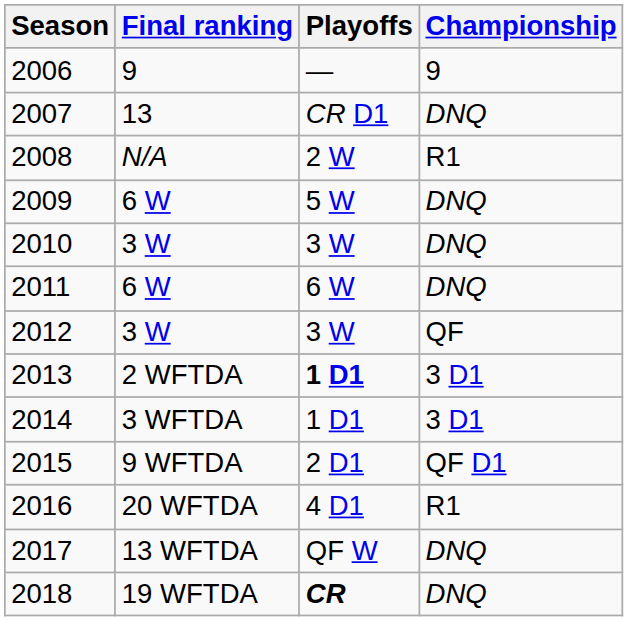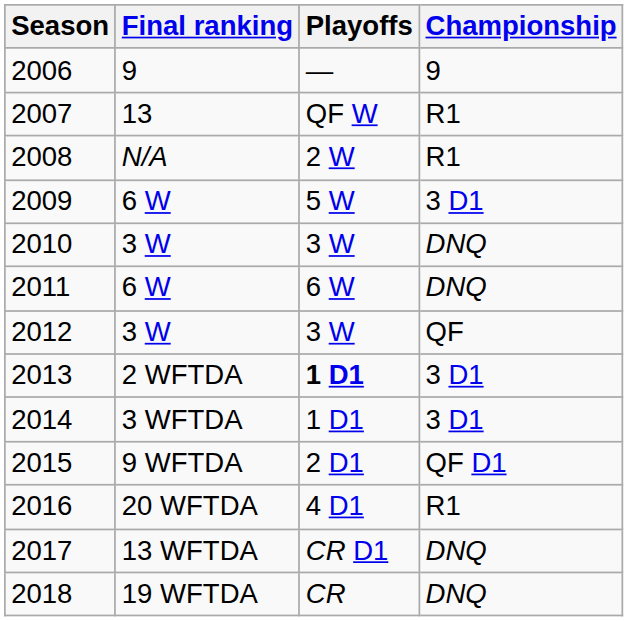(347, 113) CR D1 -> (342, 113) QF W
(456, 113) DNQ -> (443, 113) R1
(456, 200) DNQ -> (455, 200) 3 D1
(342, 550) QF W -> (347, 550) CR D1
(326, 593) bold -> (326, 593) normal
